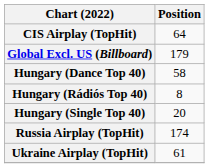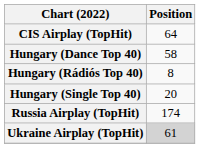- row: (80, 53)
(179, 152) no background -> (171, 133) lightgrey background
